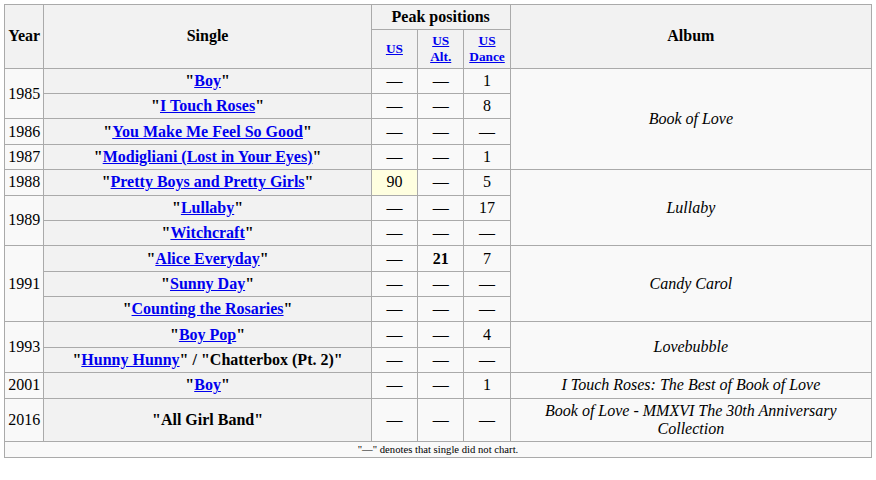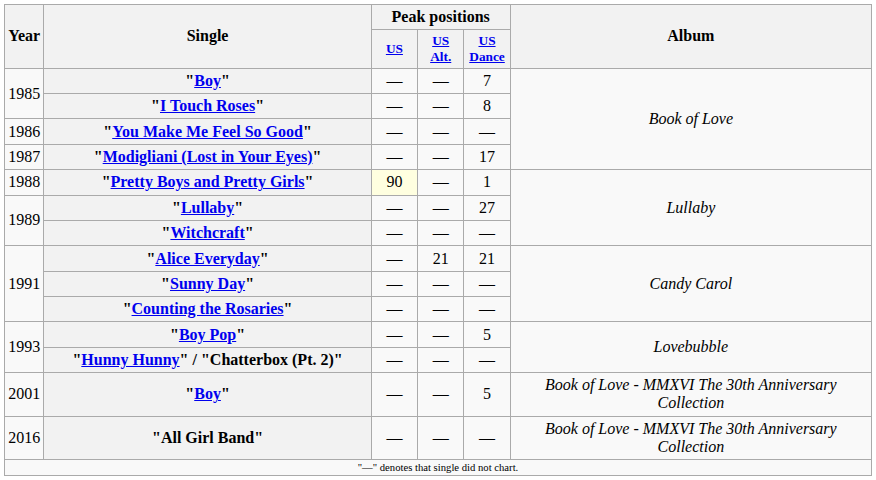(487, 80) 1 -> (487, 80) 7
(487, 156) 1 -> (487, 156) 17
(487, 182) 5 -> (487, 182) 1
(487, 207) 17 -> (487, 207) 27
(441, 258) bold -> (441, 258) normal
(487, 258) 7 -> (487, 258) 21
(487, 334) 4 -> (487, 334) 5
(487, 385) 1 -> (487, 394) 5
(691, 385) I Touch Roses: The Best of Book of Love -> (691, 394) Book of Love - MMXVI The 30th Anniversary Collection
